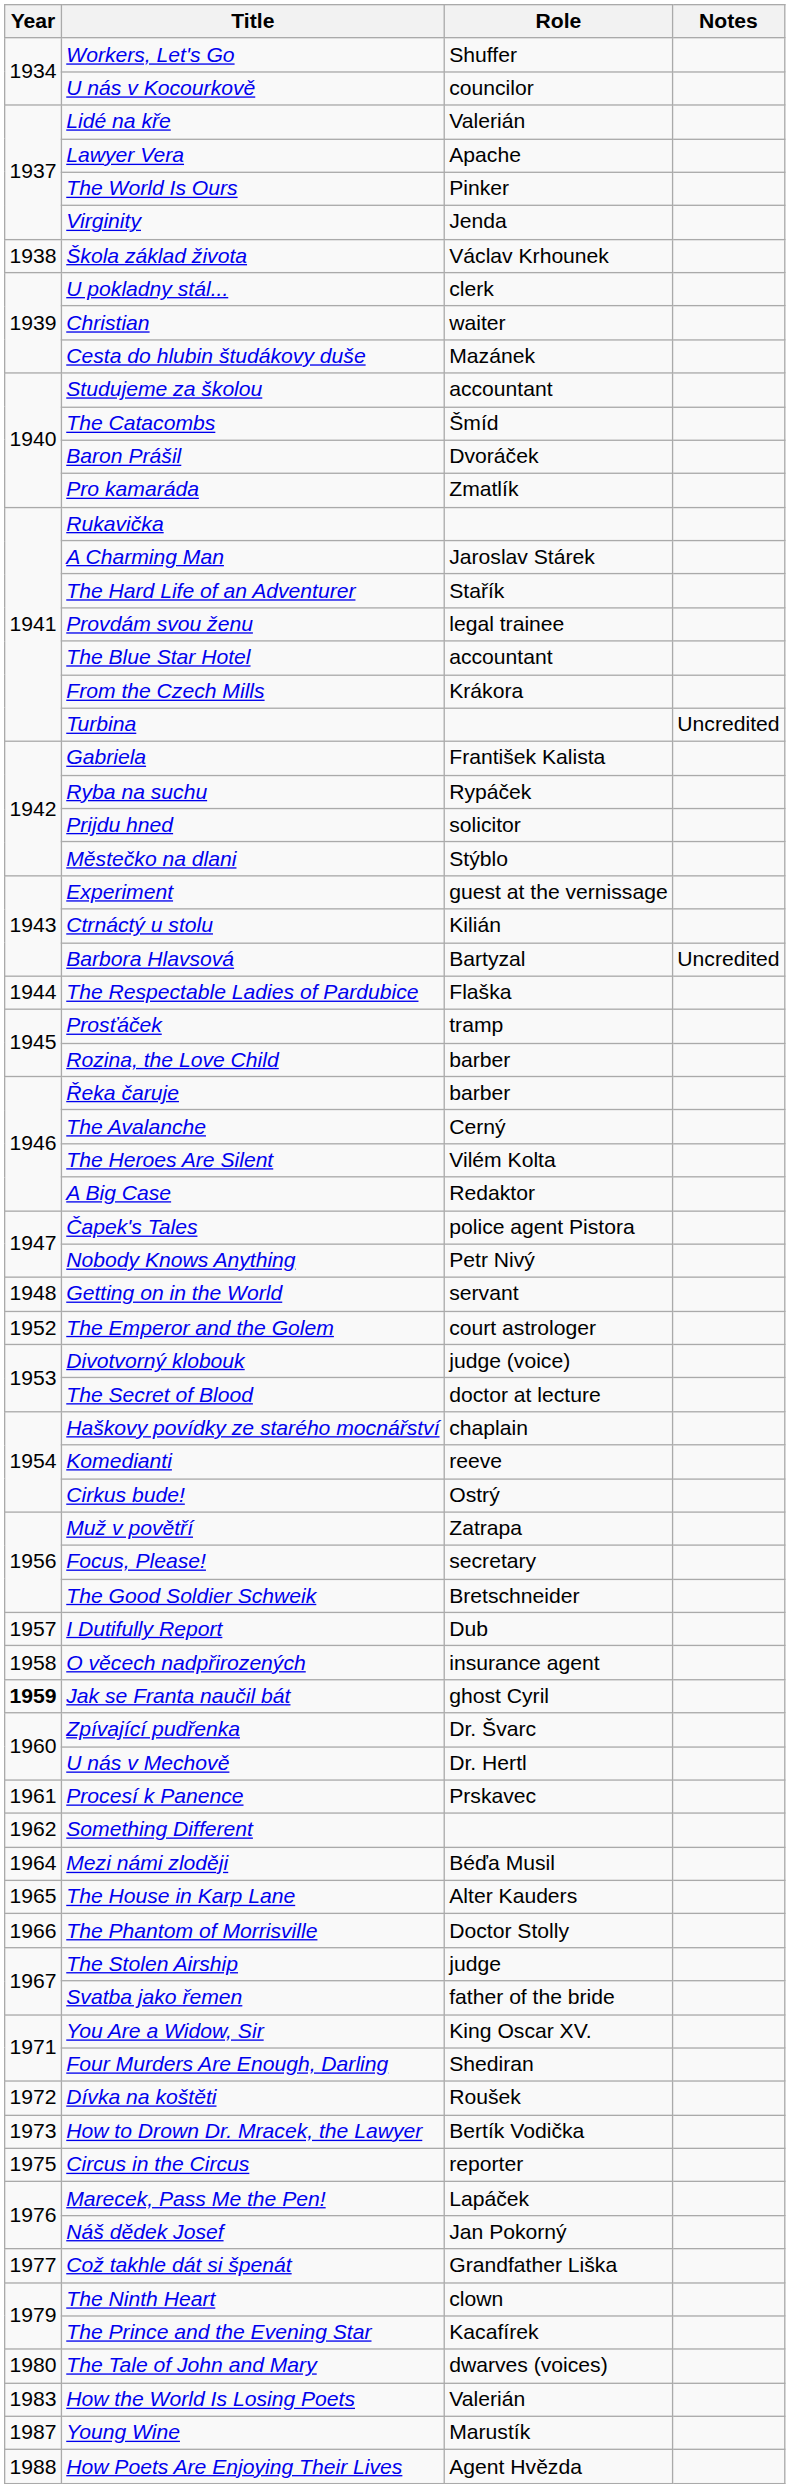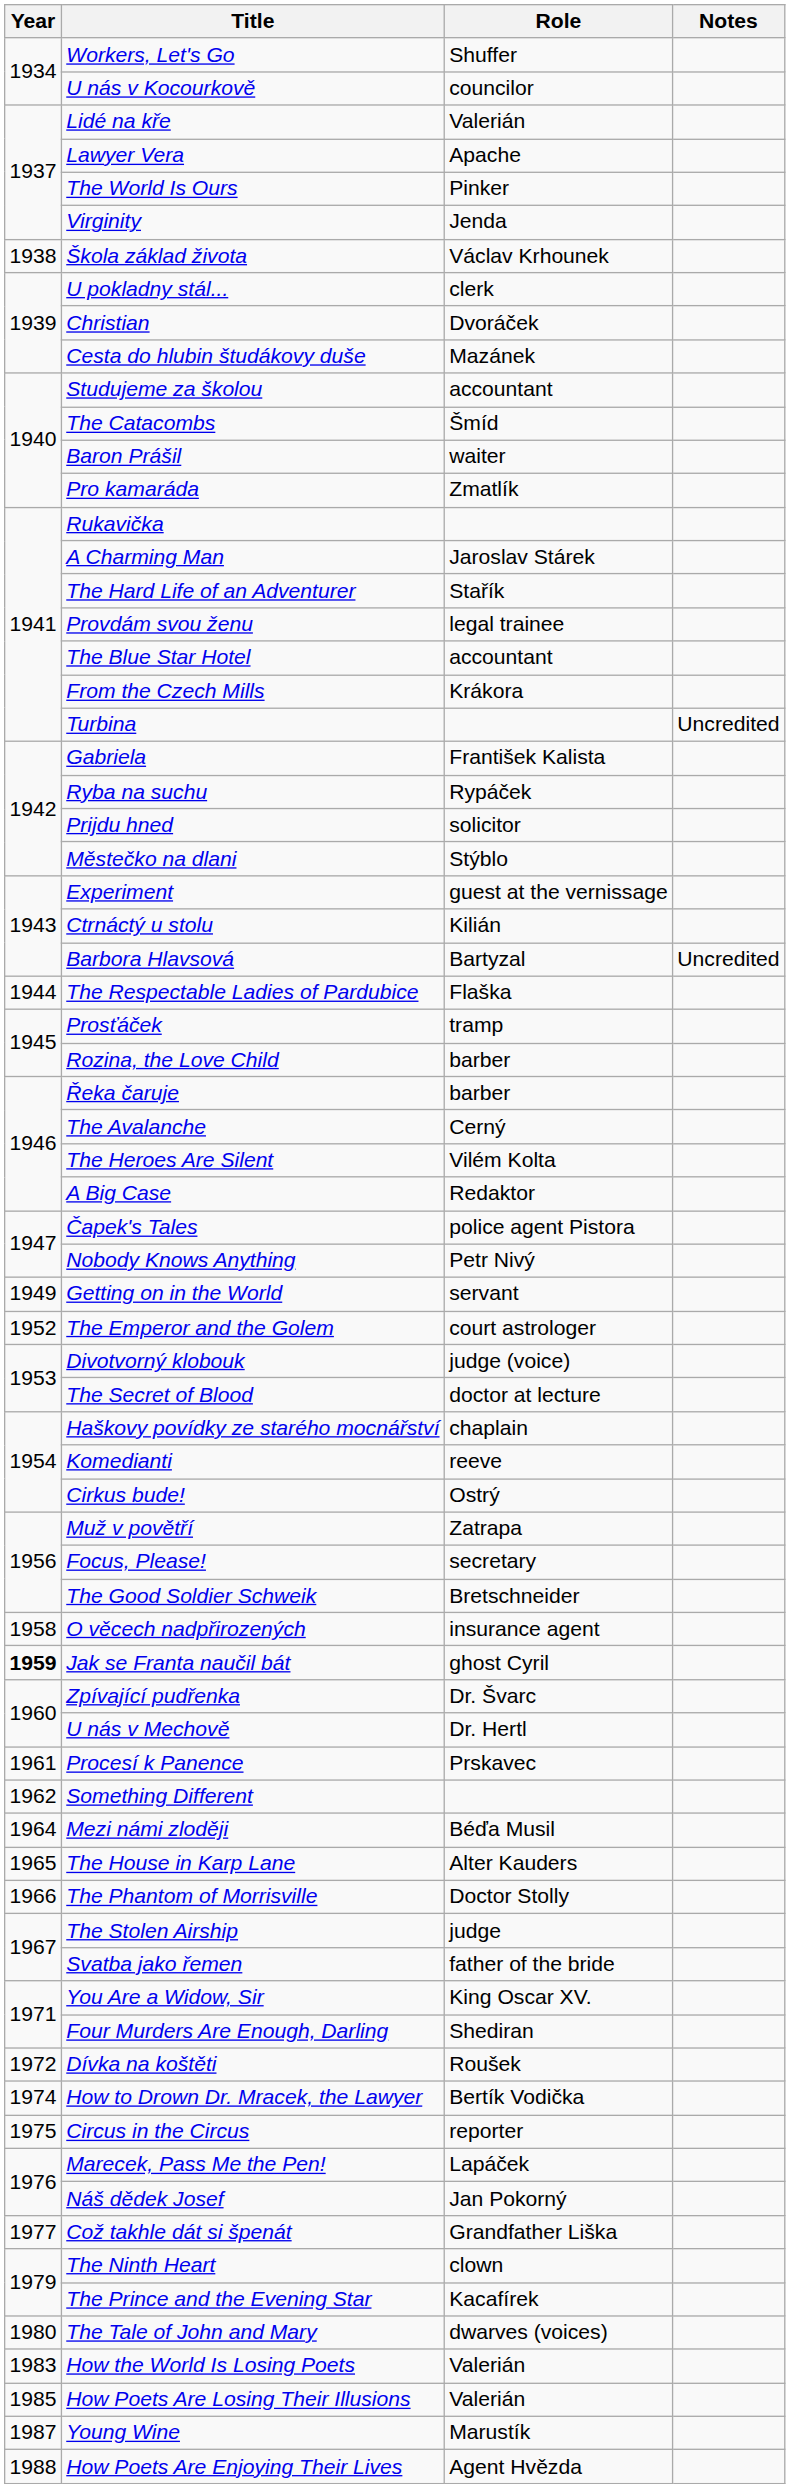(477, 322) waiter -> (494, 322) Dvoráček
(494, 456) Dvoráček -> (477, 456) waiter
(33, 1294) 1948 -> (33, 1294) 1949
- row: (144, 1629)
(33, 2131) 1973 -> (33, 2097) 1974
+ row: (238, 2399)
